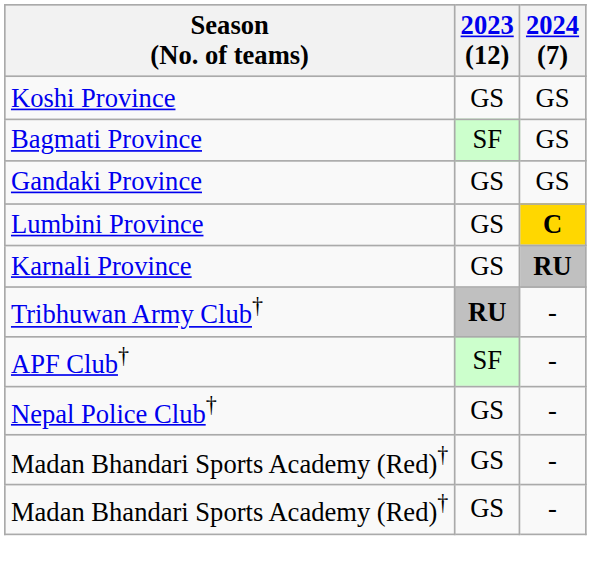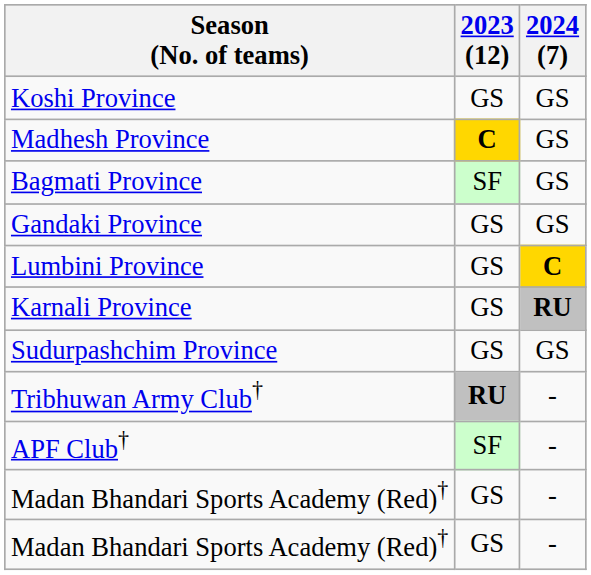+ row: (110, 139)
+ row: (144, 350)
- row: (114, 410)
